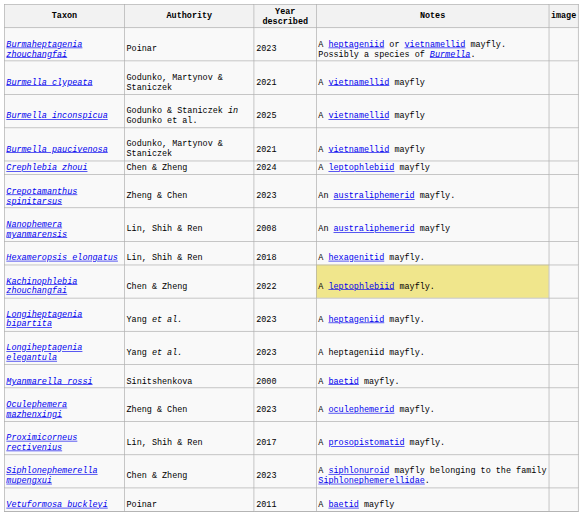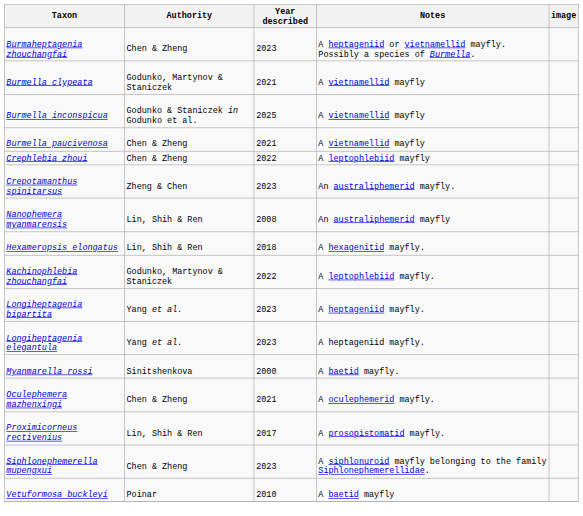(142, 49) Poinar -> (157, 49) Chen & Zheng
(175, 149) Godunko, Martynov & Staniczek -> (157, 144) Chen & Zheng
(266, 168) 2024 -> (266, 158) 2022
(157, 286) Chen & Zheng -> (175, 277) Godunko, Martynov & Staniczek
(377, 286) khaki background -> (377, 277) no background
(157, 410) Zheng & Chen -> (157, 400) Chen & Zheng
(266, 410) 2023 -> (266, 400) 2021
(266, 505) 2011 -> (266, 495) 2010
